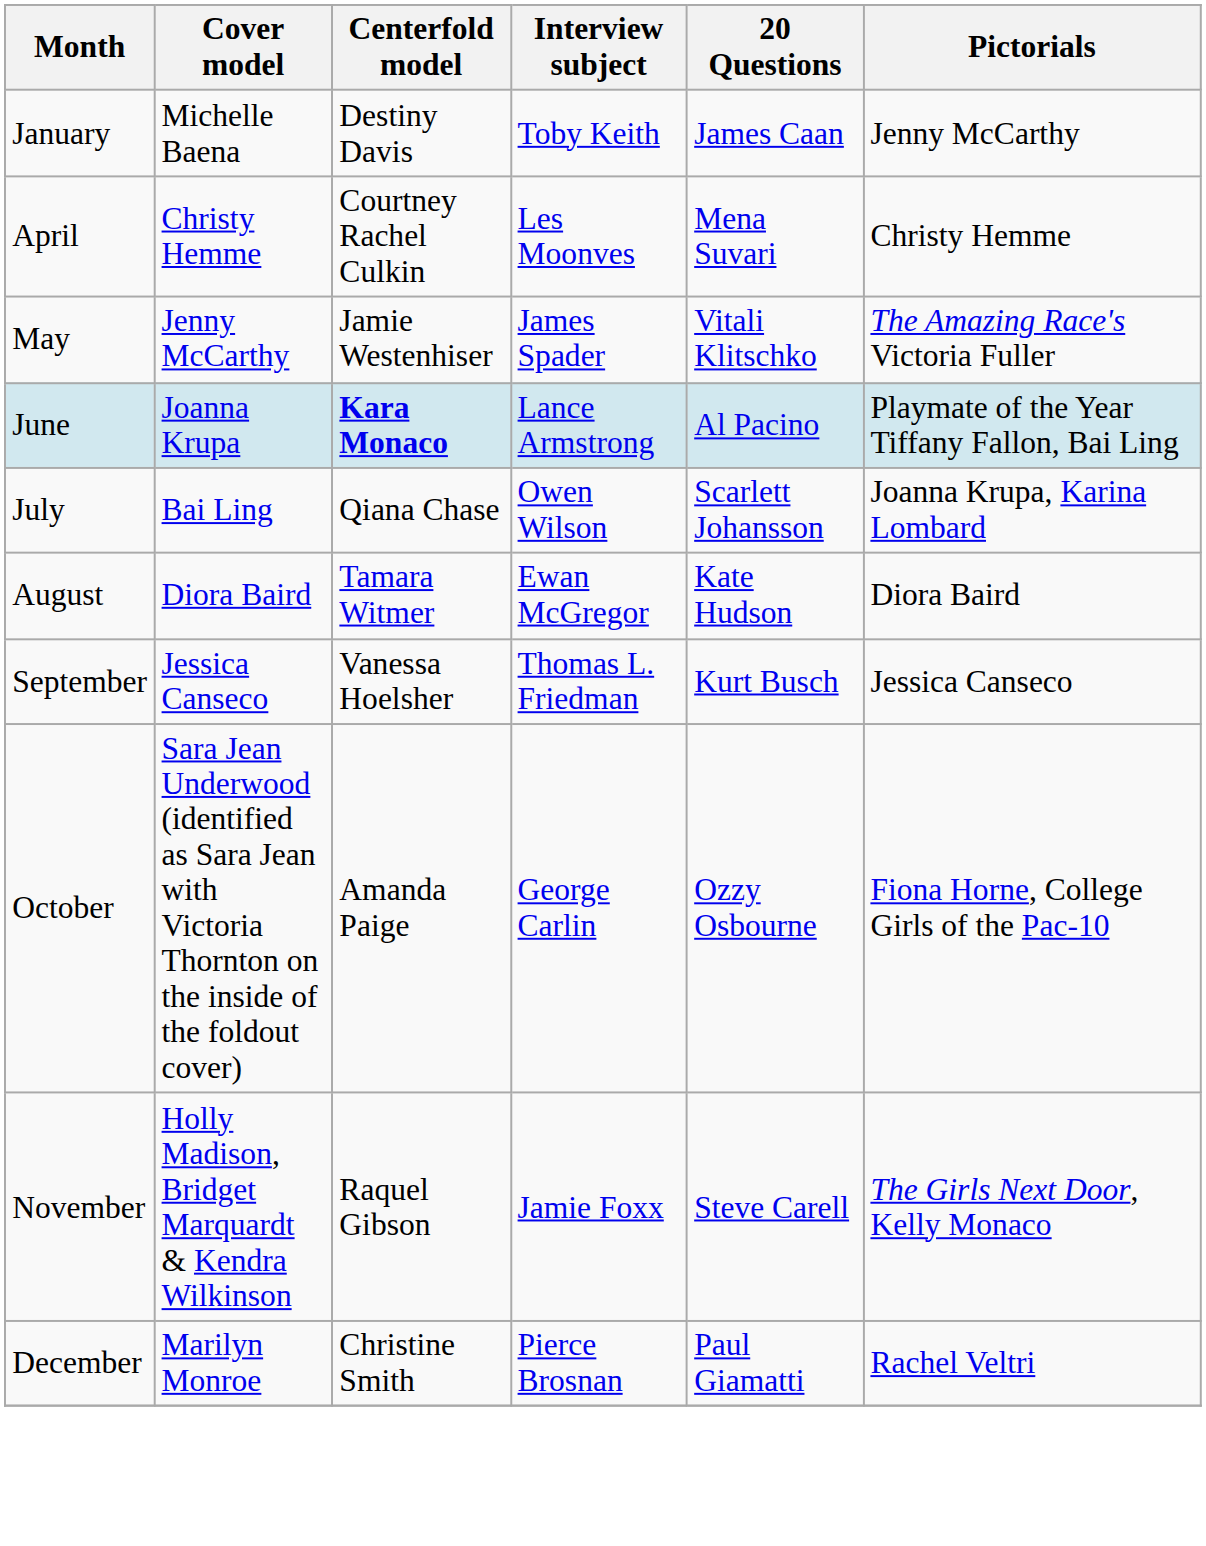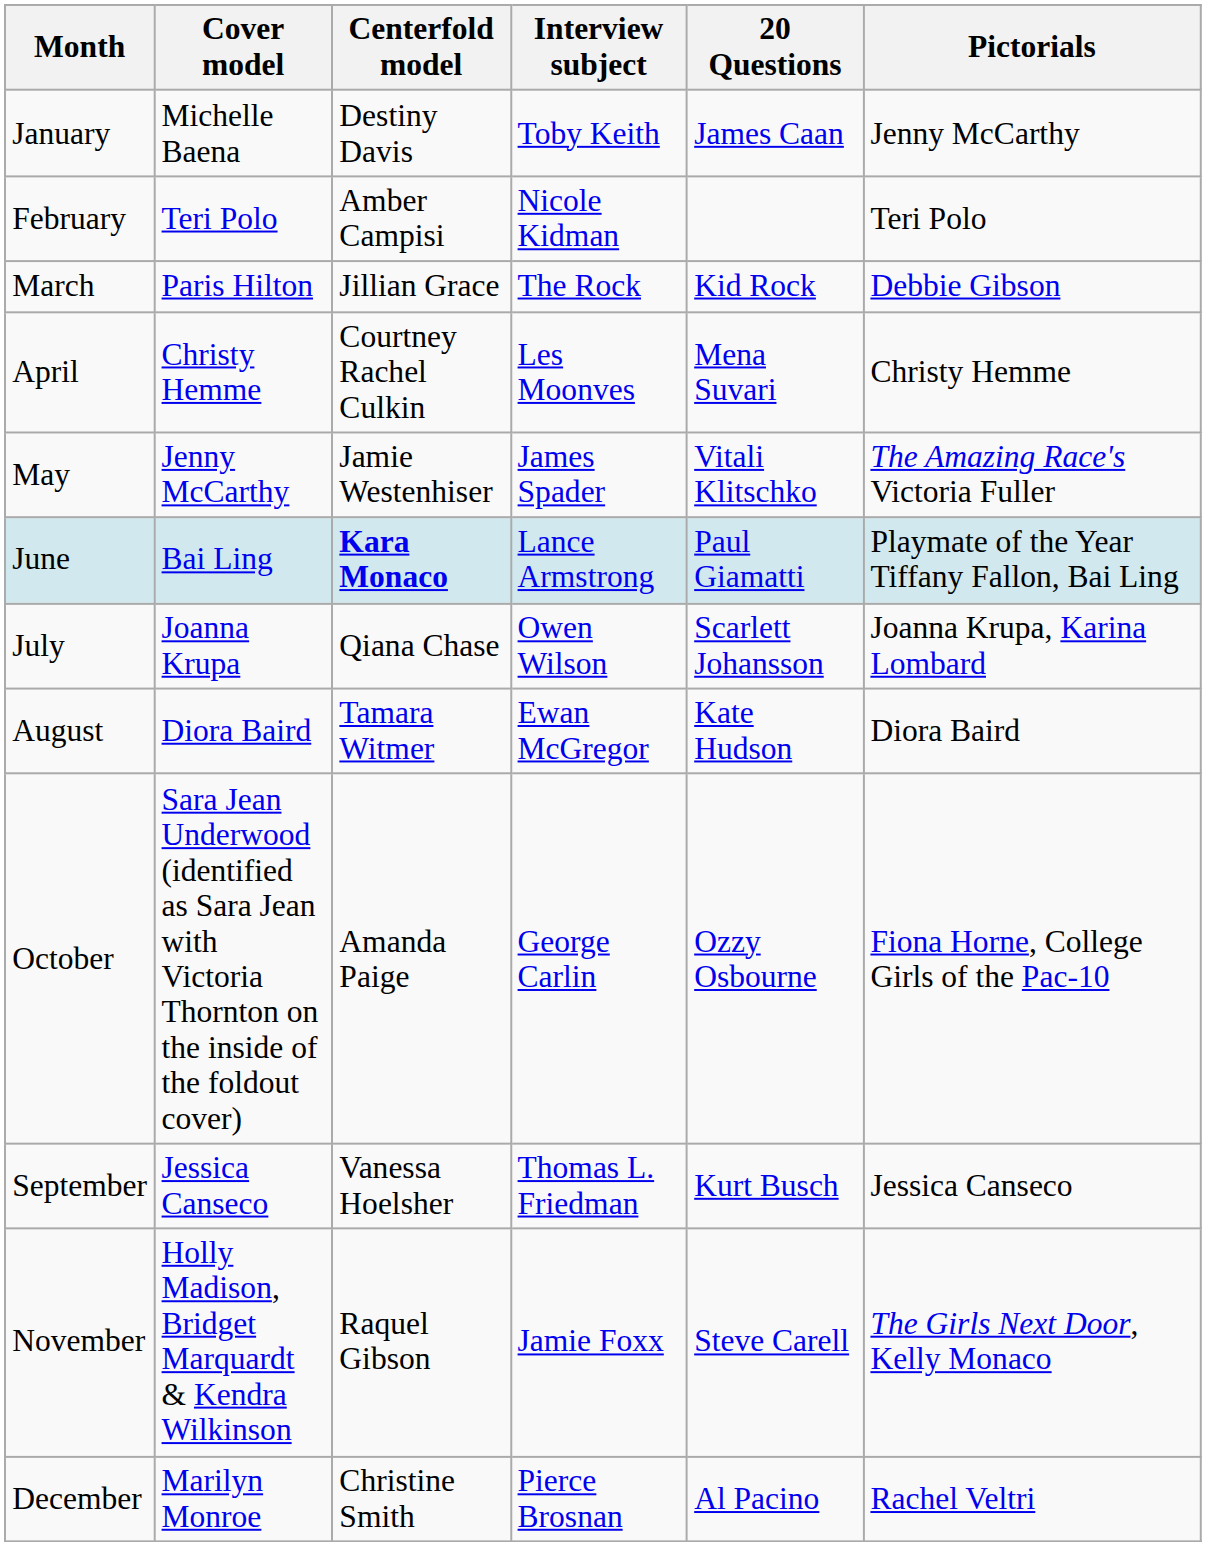+ row: (69, 218)
+ row: (53, 285)
(205, 424) Joanna Krupa -> (217, 559) Bai Ling
(757, 424) Al Pacino -> (749, 559) Paul Giamatti
(217, 509) Bai Ling -> (205, 645) Joanna Krupa
rows swapped: (80, 680) <-> (63, 908)
(749, 1362) Paul Giamatti -> (757, 1498) Al Pacino
